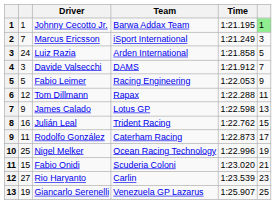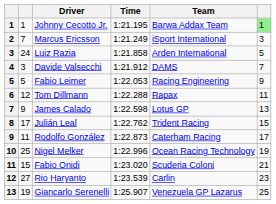columns swapped: (165, 11) <-> (238, 11)
(25, 122) 16 -> (25, 122) 17
